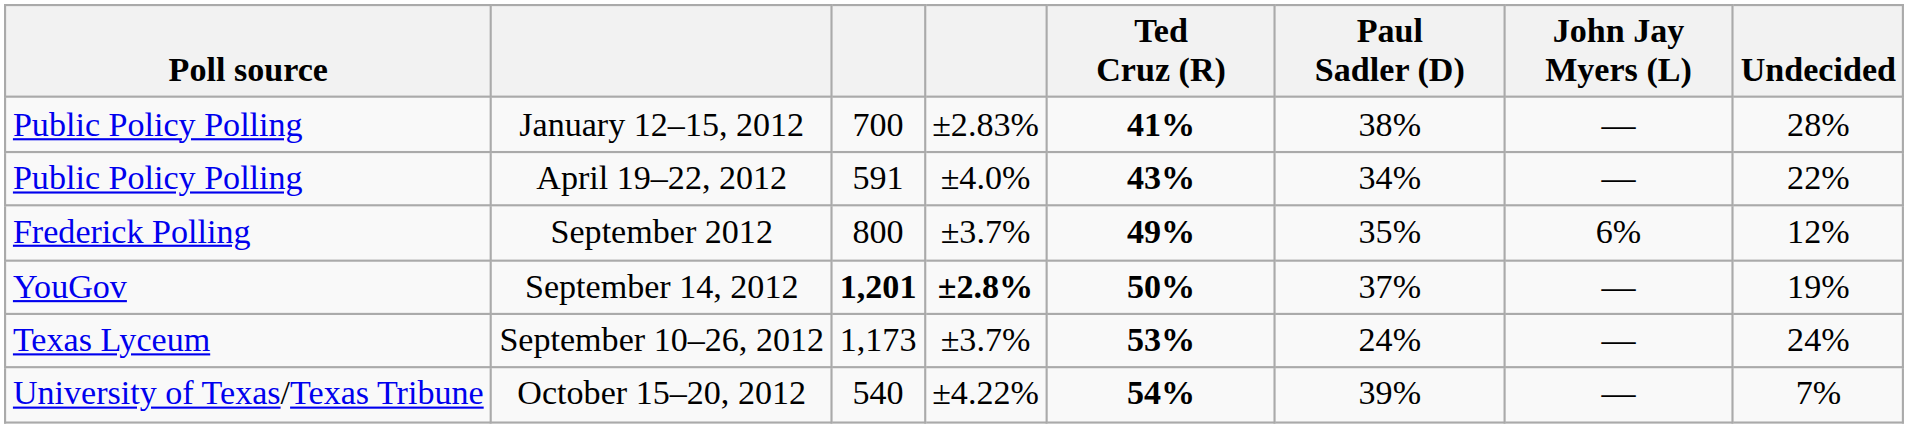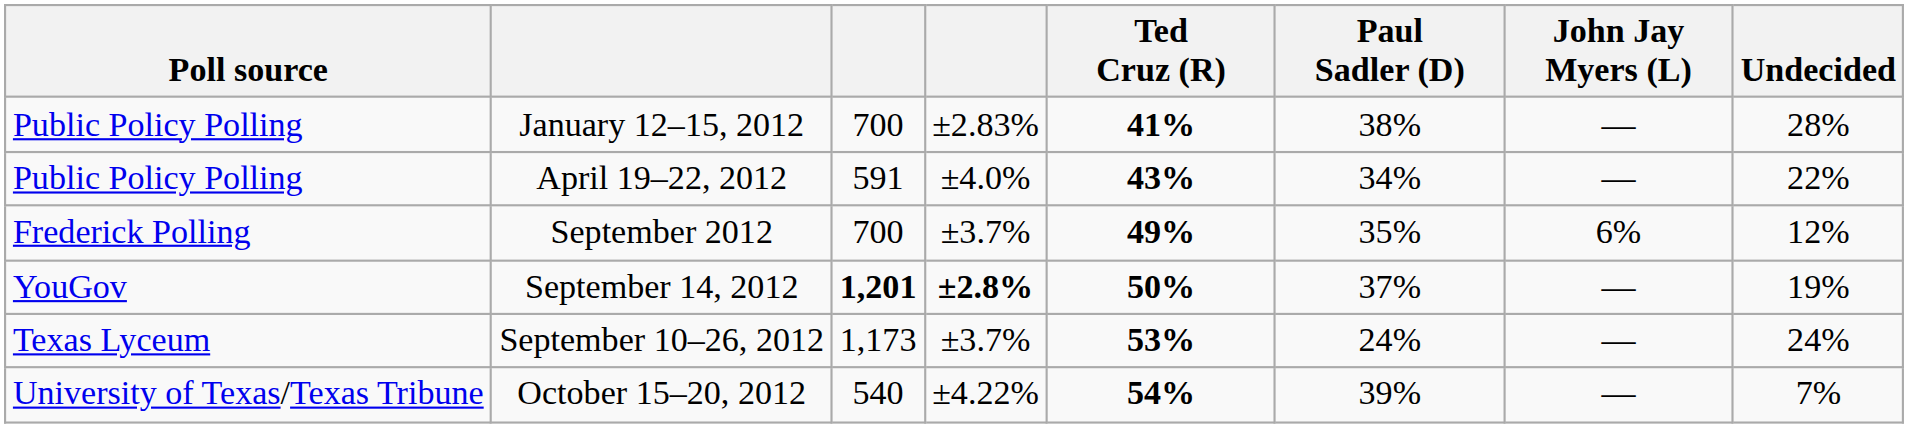(878, 232) 800 -> (878, 232) 700
